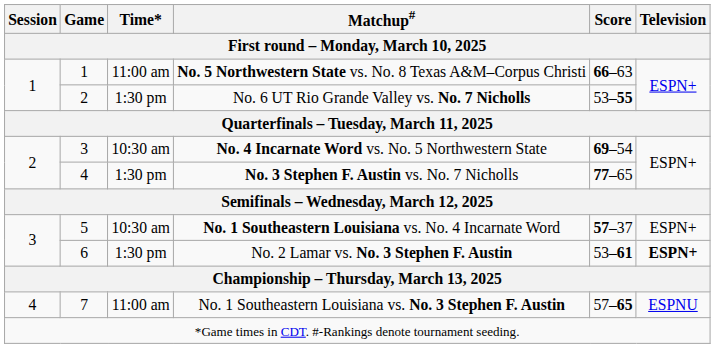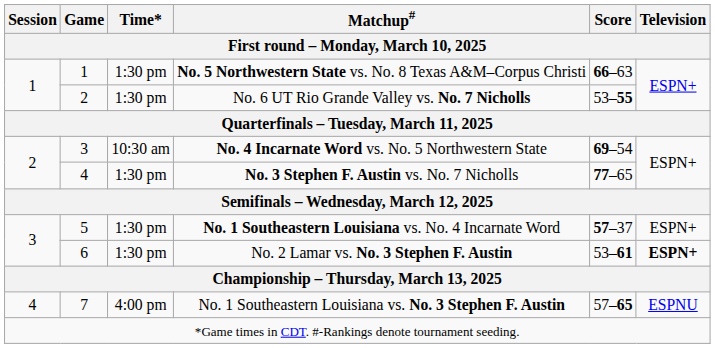(141, 72) 11:00 am -> (141, 72) 1:30 pm
(141, 227) 10:30 am -> (141, 227) 1:30 pm
(141, 304) 11:00 am -> (141, 304) 4:00 pm
